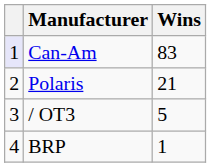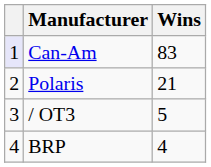(162, 146) 1 -> (162, 146) 4
